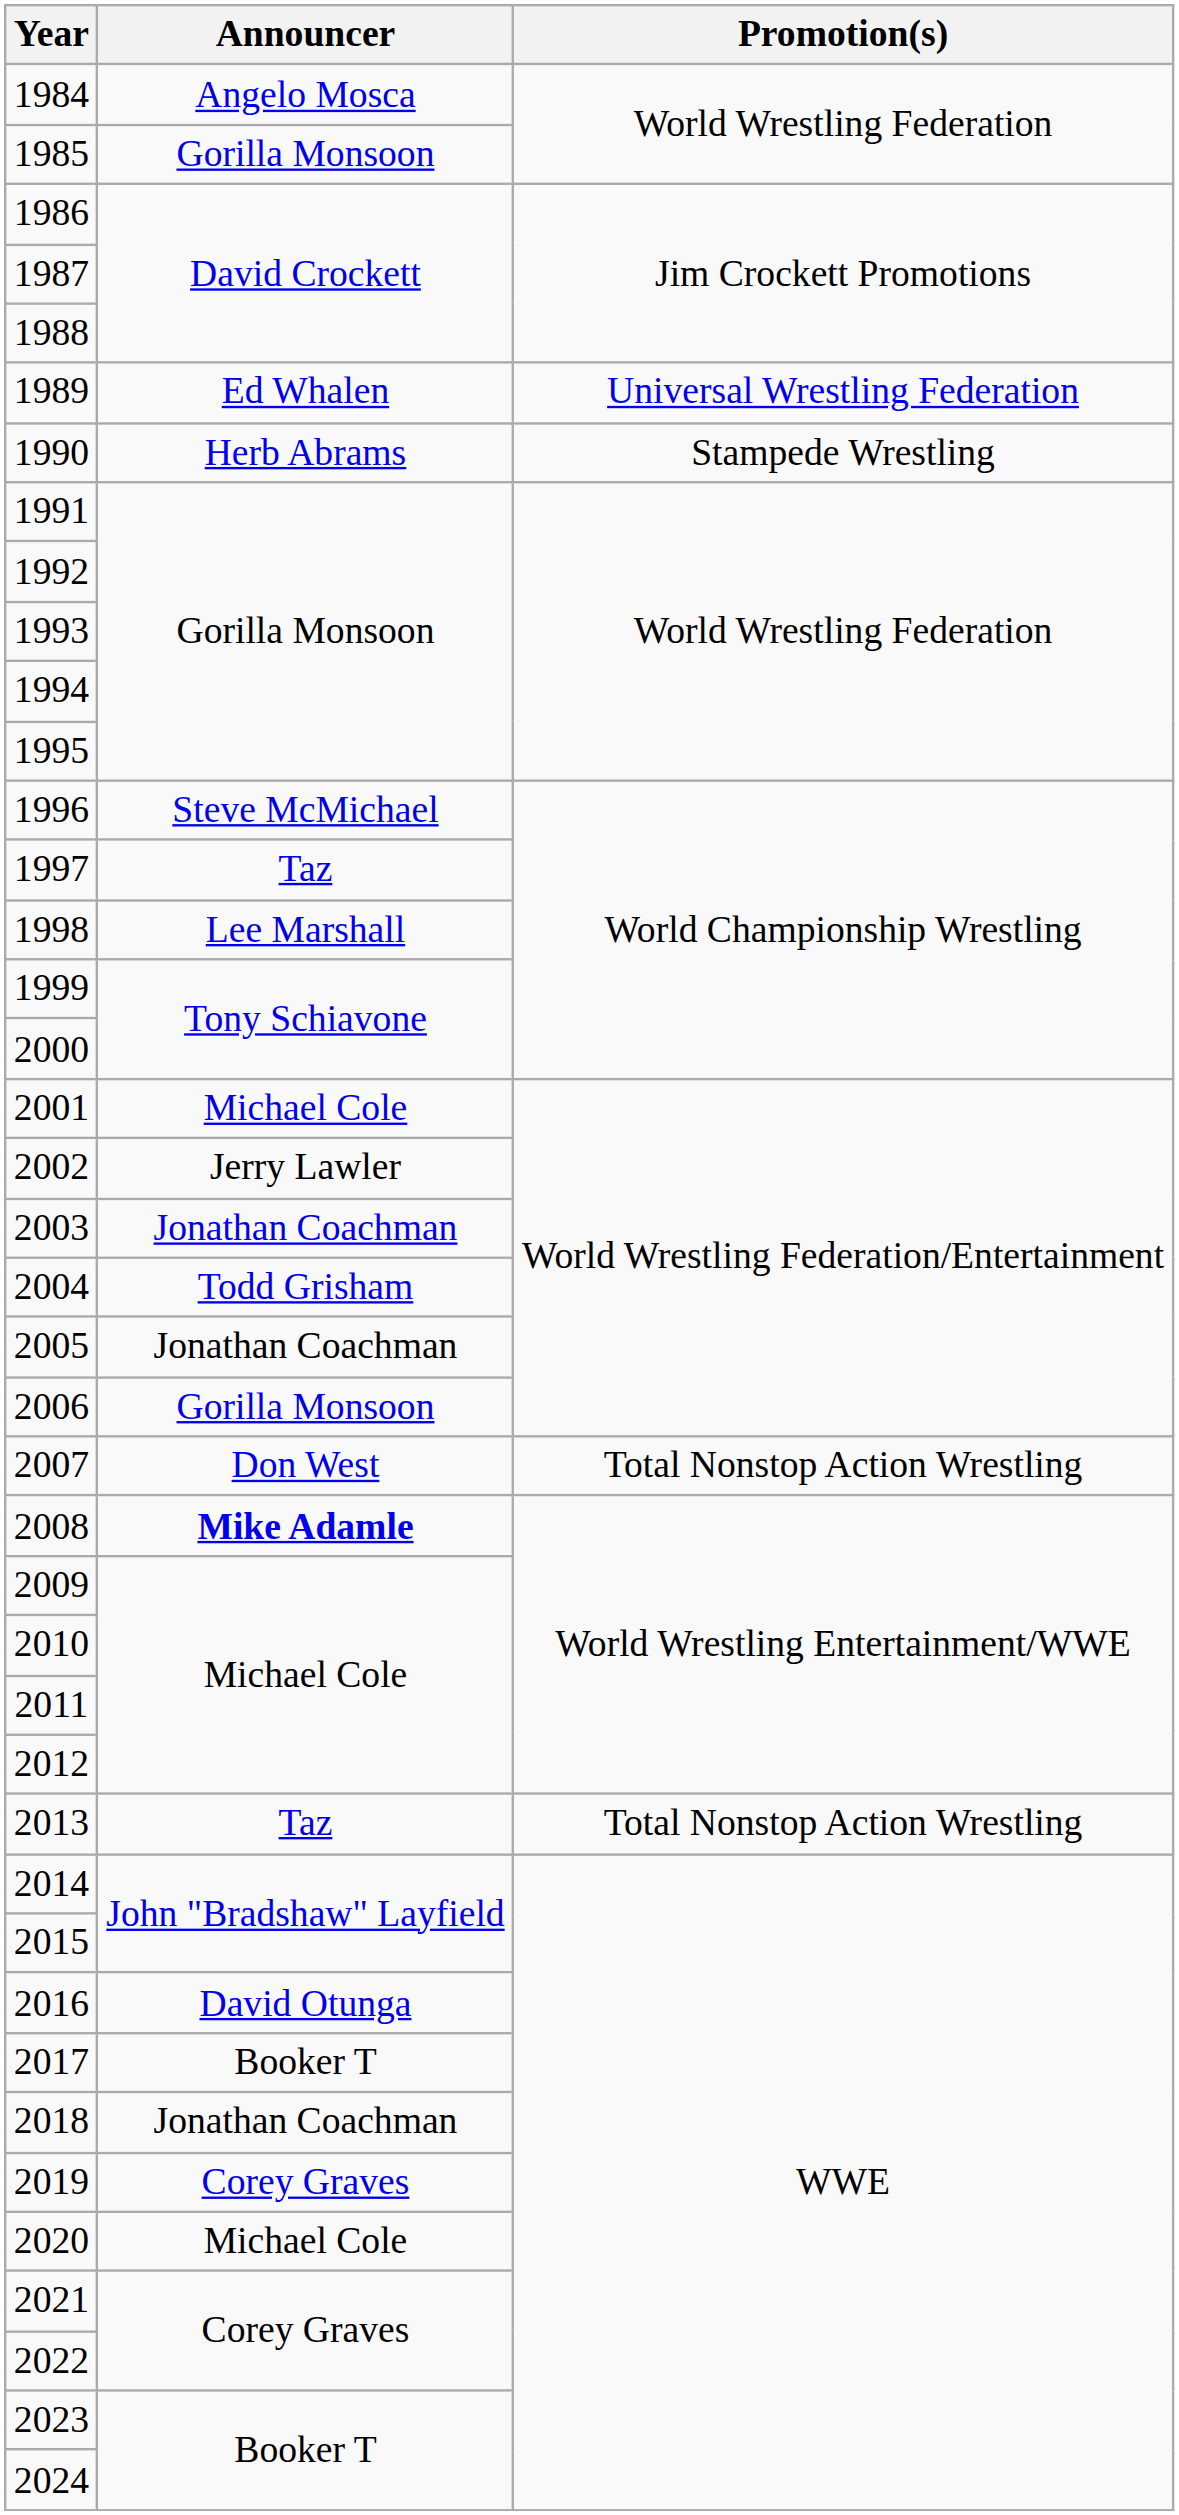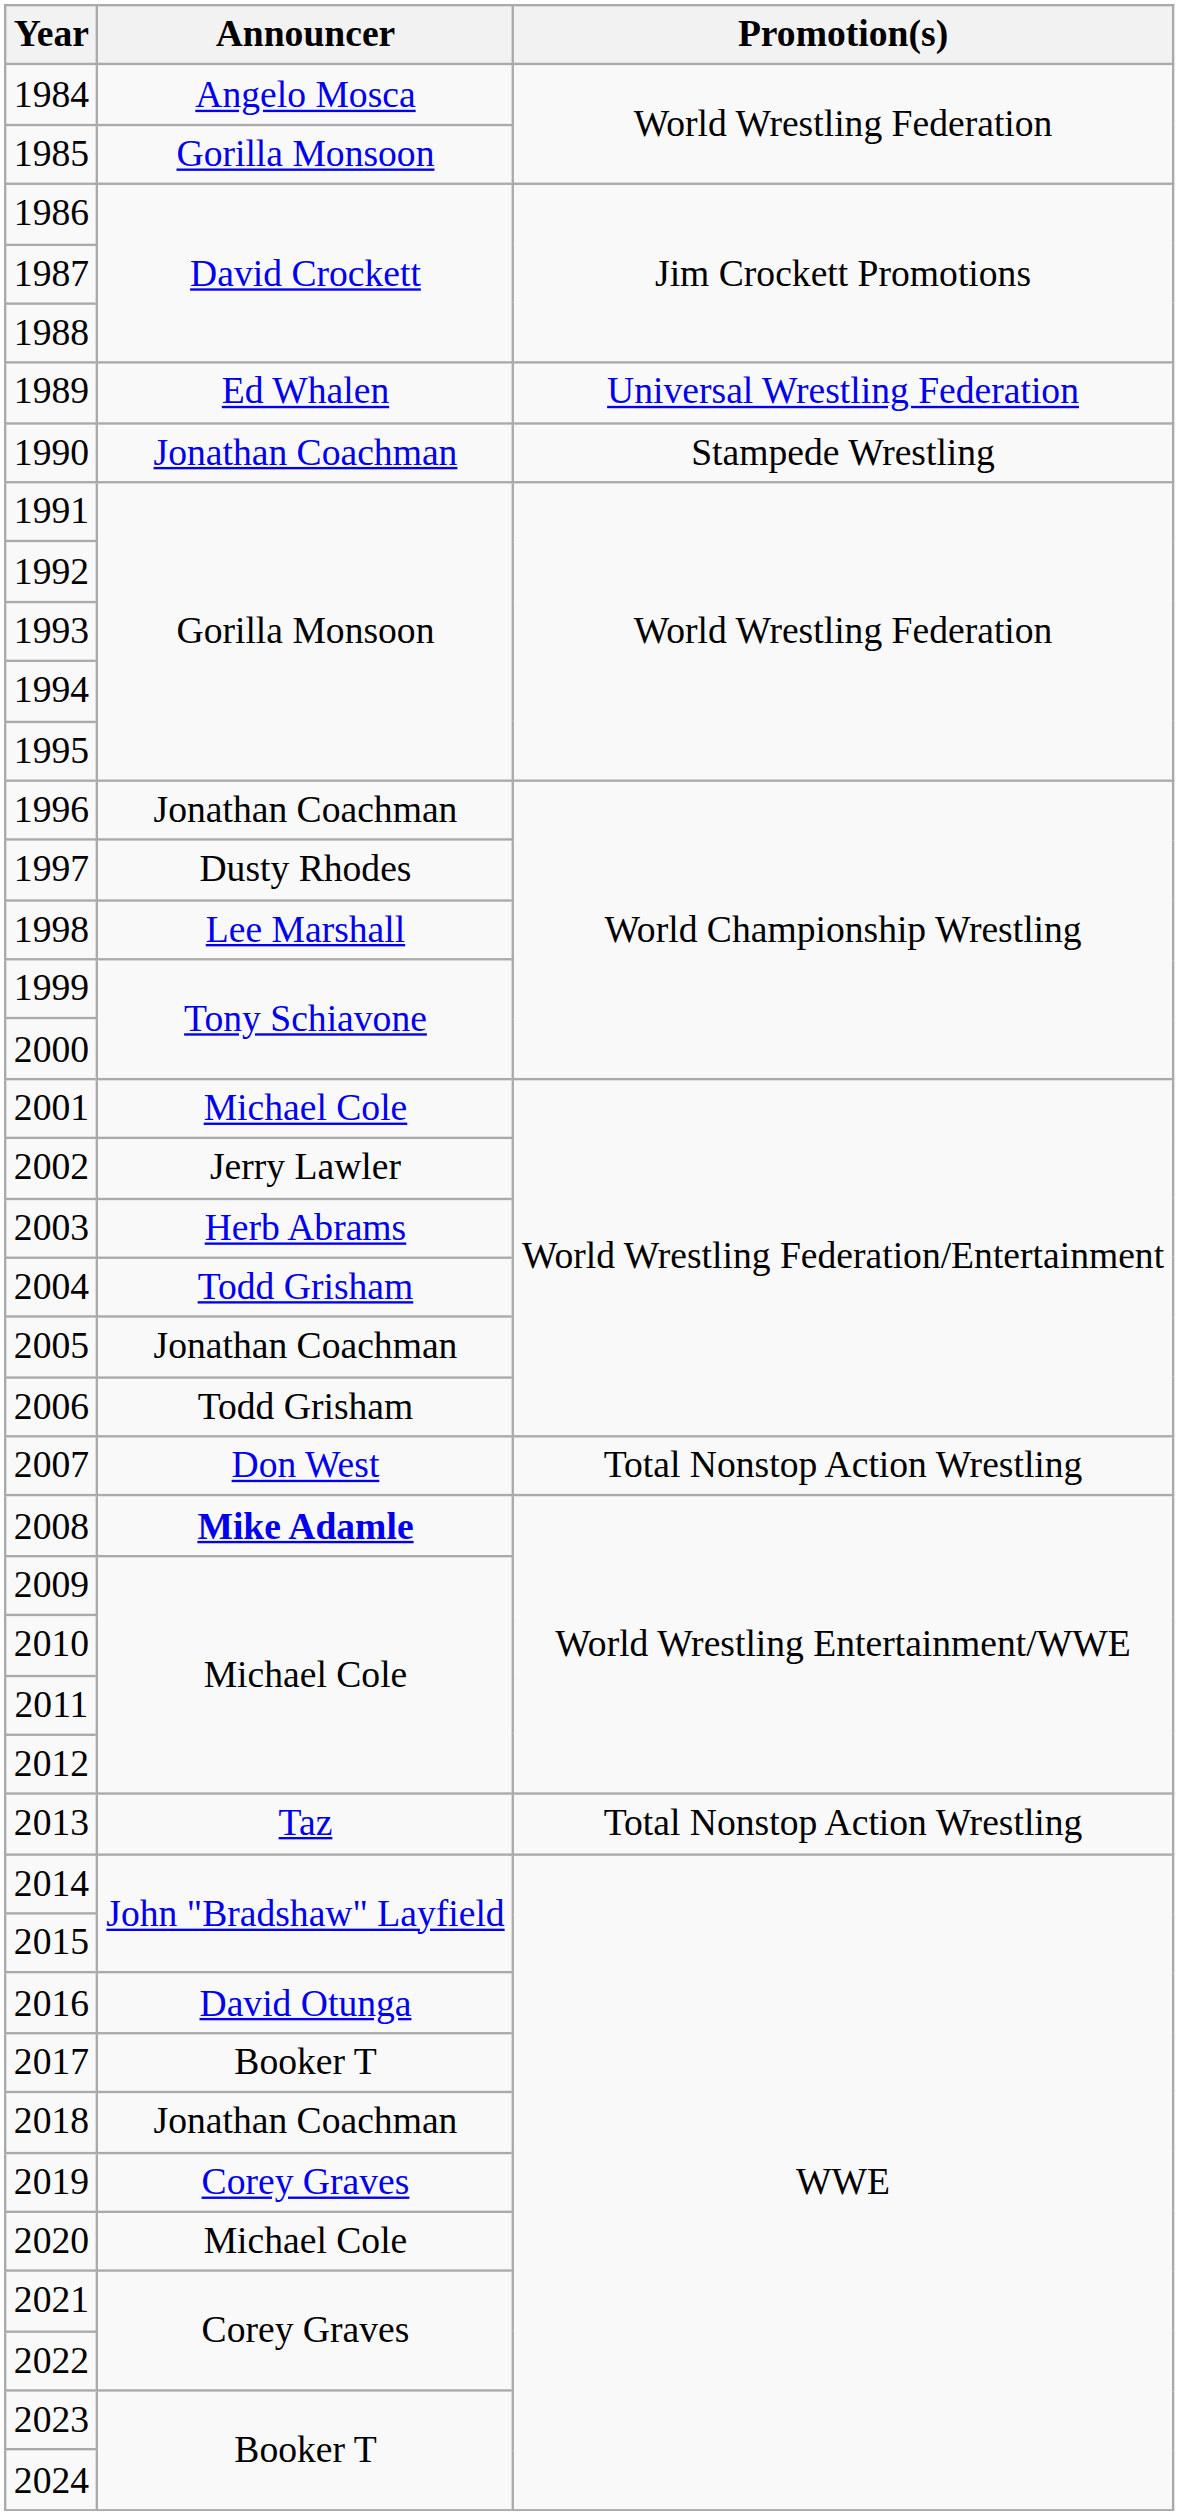(305, 451) Herb Abrams -> (305, 451) Jonathan Coachman
(305, 809) Steve McMichael -> (305, 809) Jonathan Coachman
(305, 869) Taz -> (305, 869) Dusty Rhodes
(305, 1226) Jonathan Coachman -> (305, 1226) Herb Abrams
(305, 1405) Gorilla Monsoon -> (305, 1405) Todd Grisham
